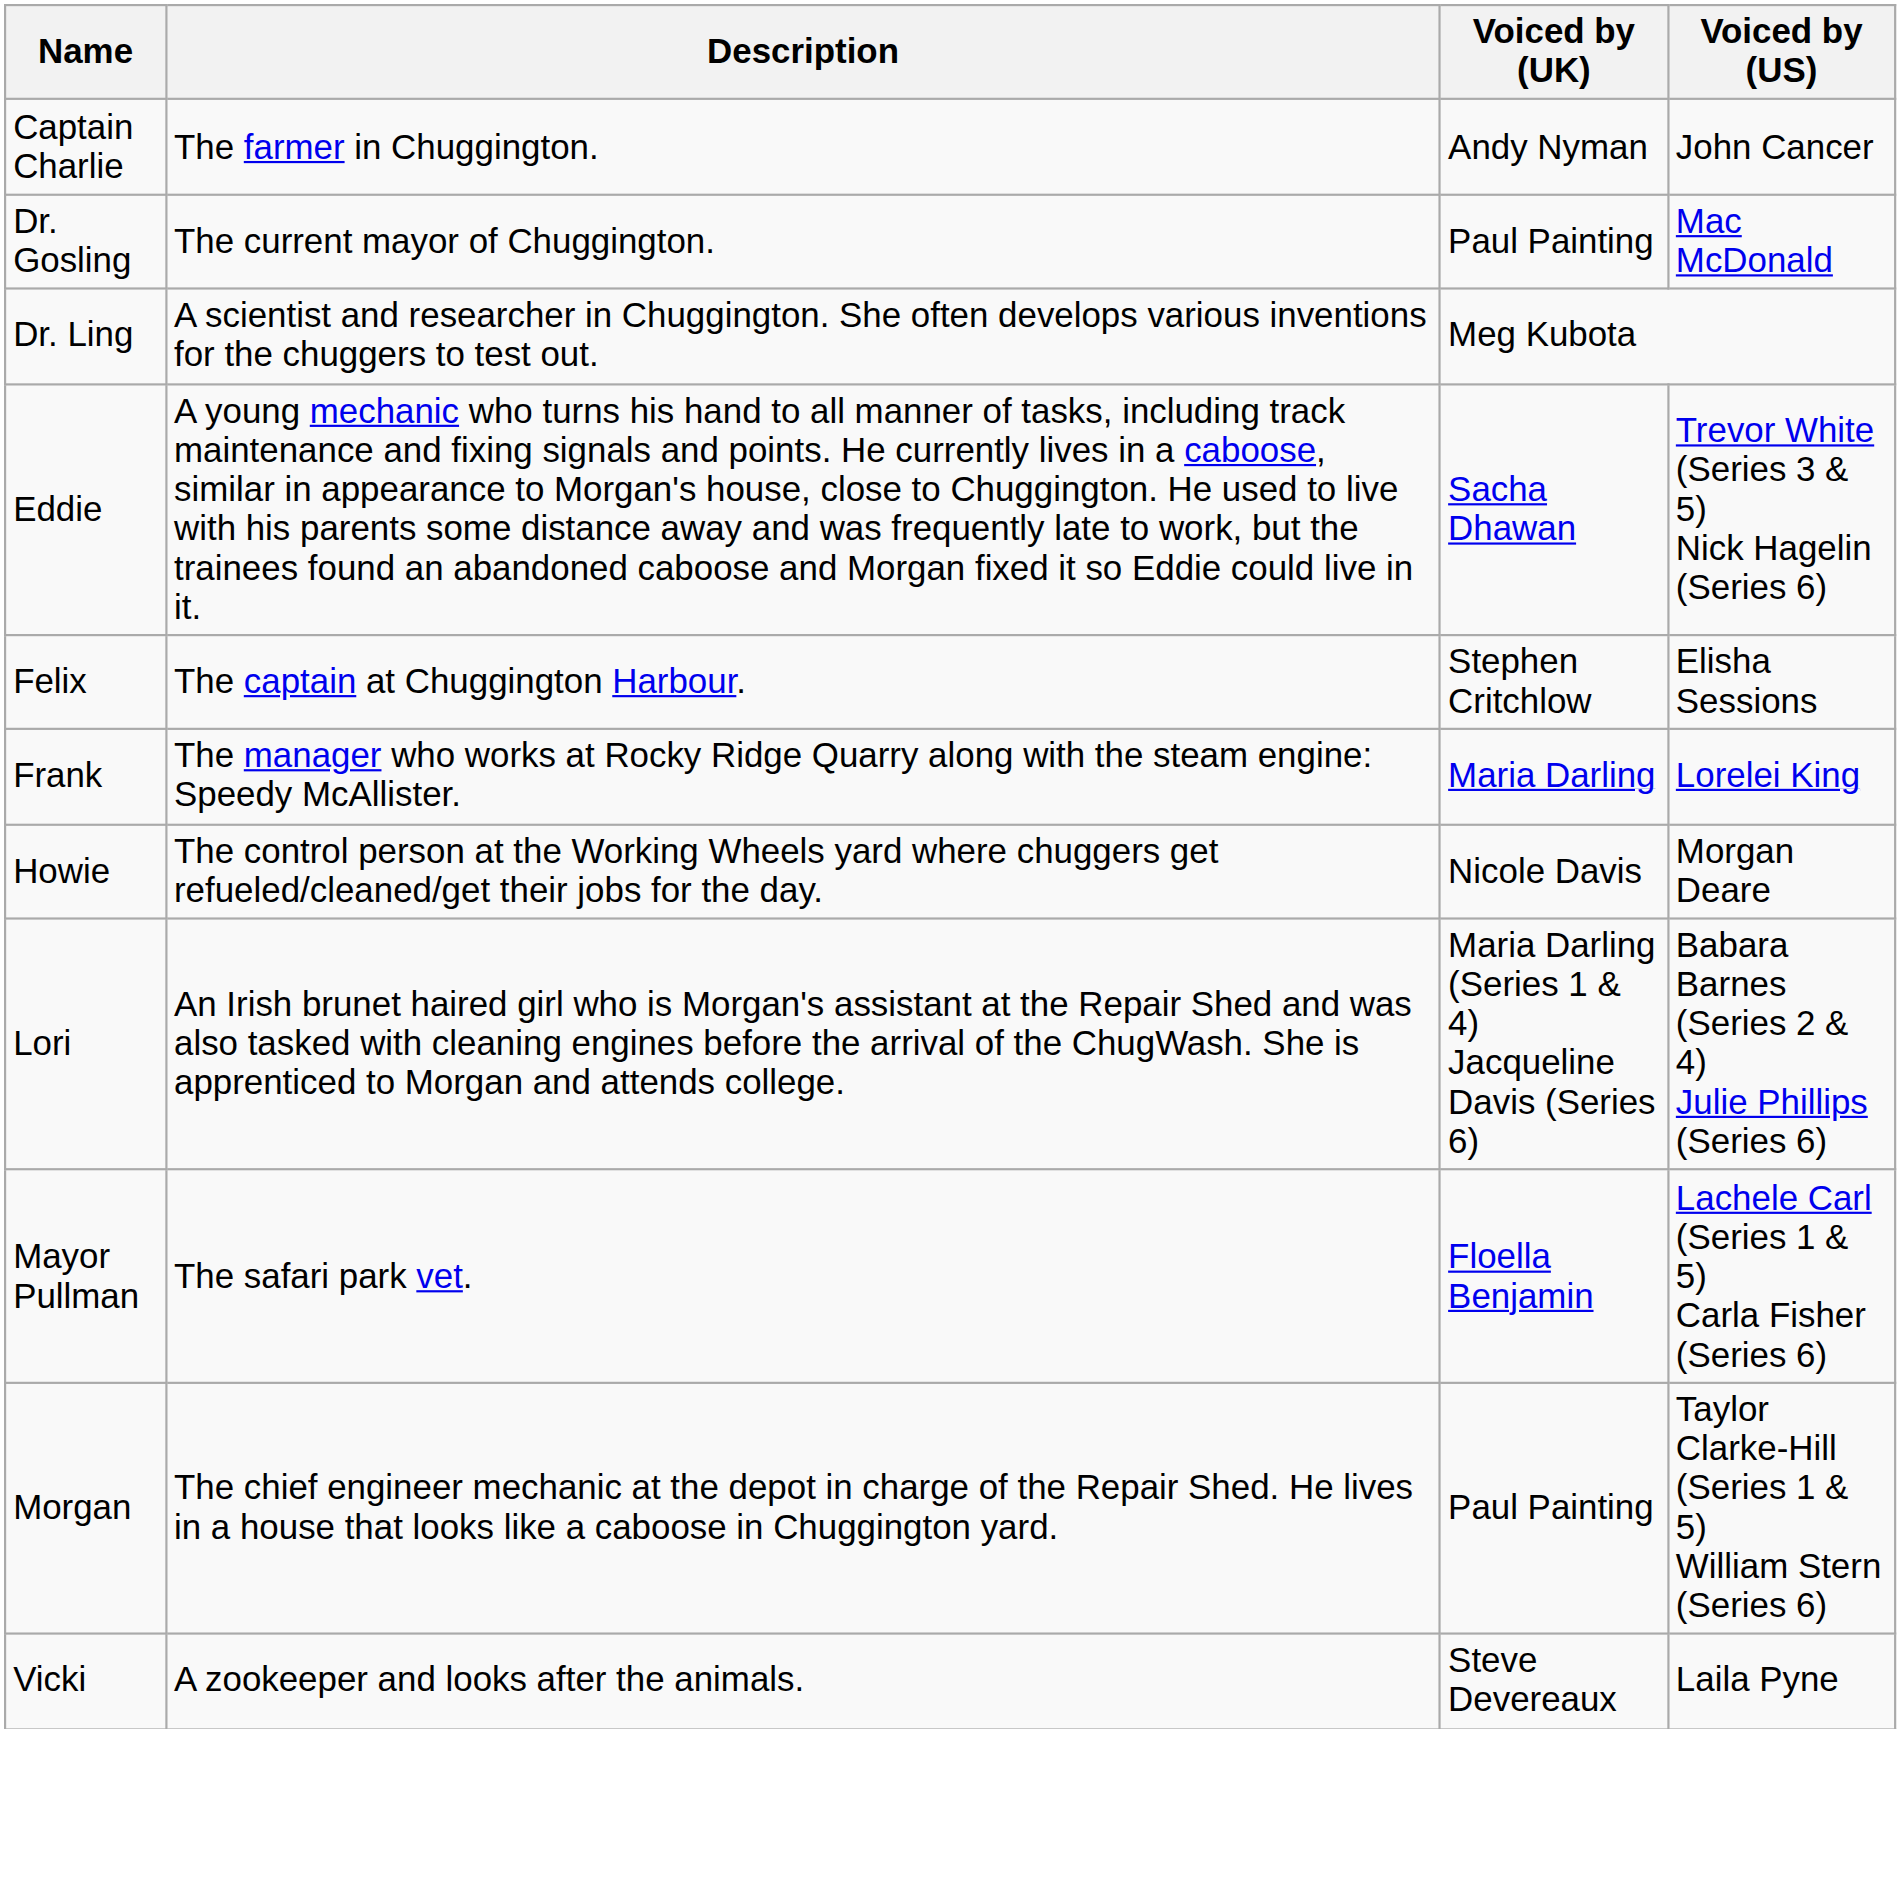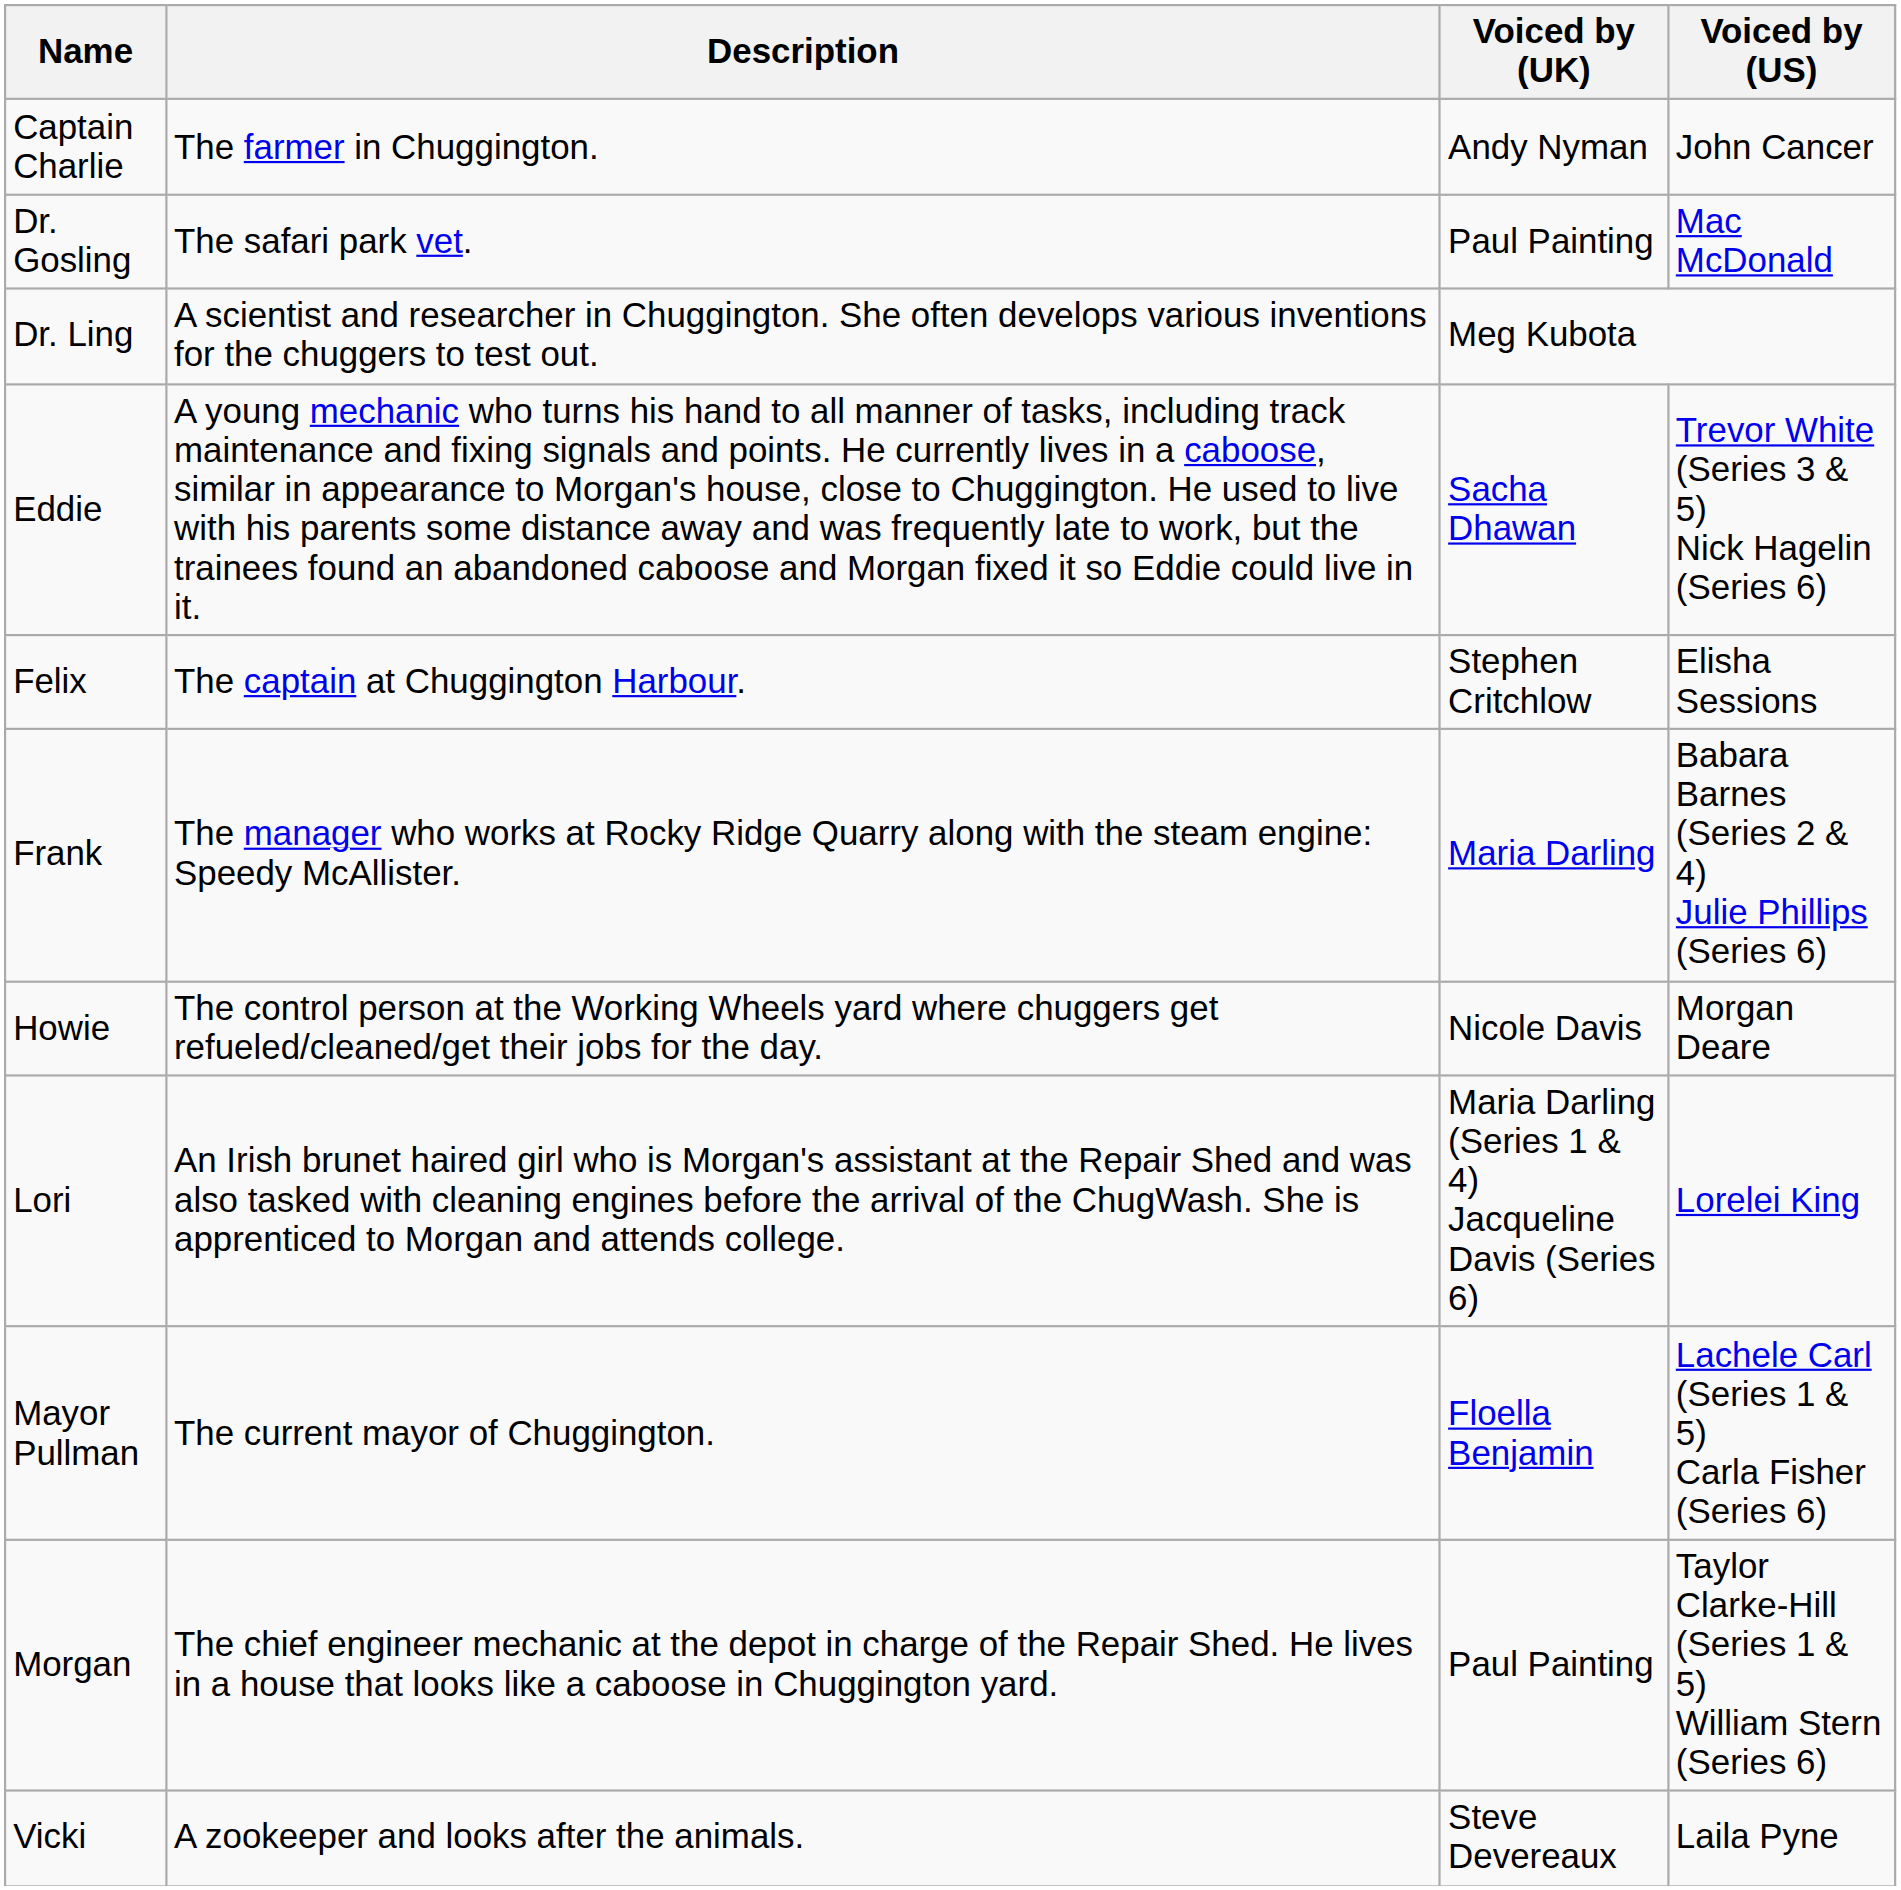(444, 240) The current mayor of Chuggington. -> (323, 240) The safari park vet.
(1768, 776) Lorelei King -> (1772, 854) Babara Barnes (Series 2 & 4) Julie Phillips (Series 6)
(1772, 1043) Babara Barnes (Series 2 & 4) Julie Phillips (Series 6) -> (1768, 1200) Lorelei King
(323, 1275) The safari park vet. -> (444, 1432) The current mayor of Chuggington.
